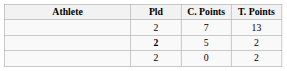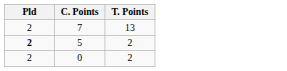- column: (68, 12)
